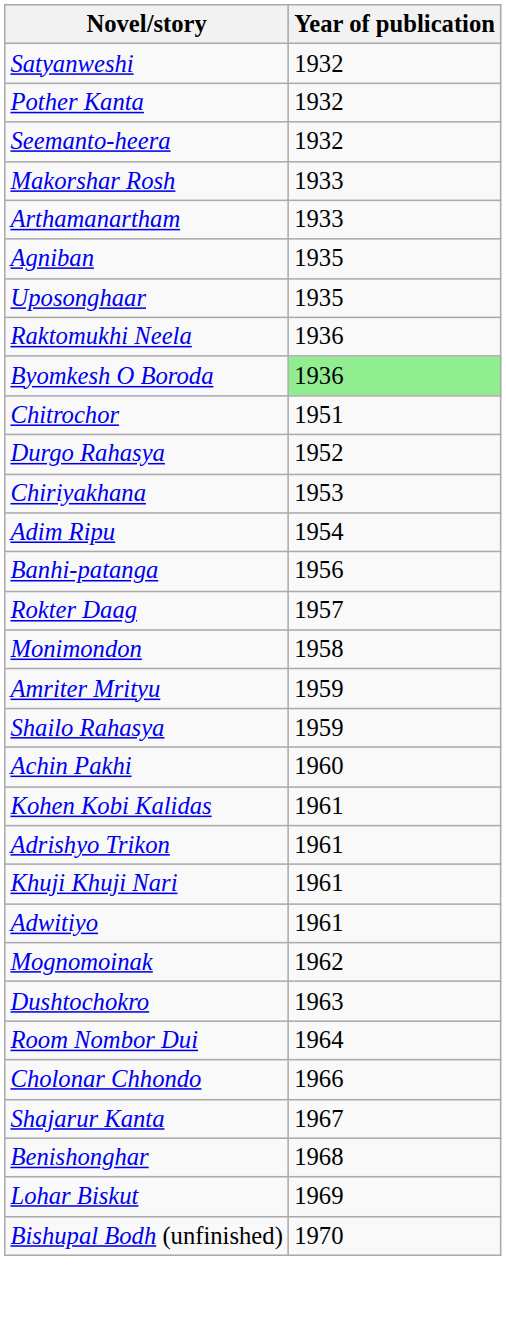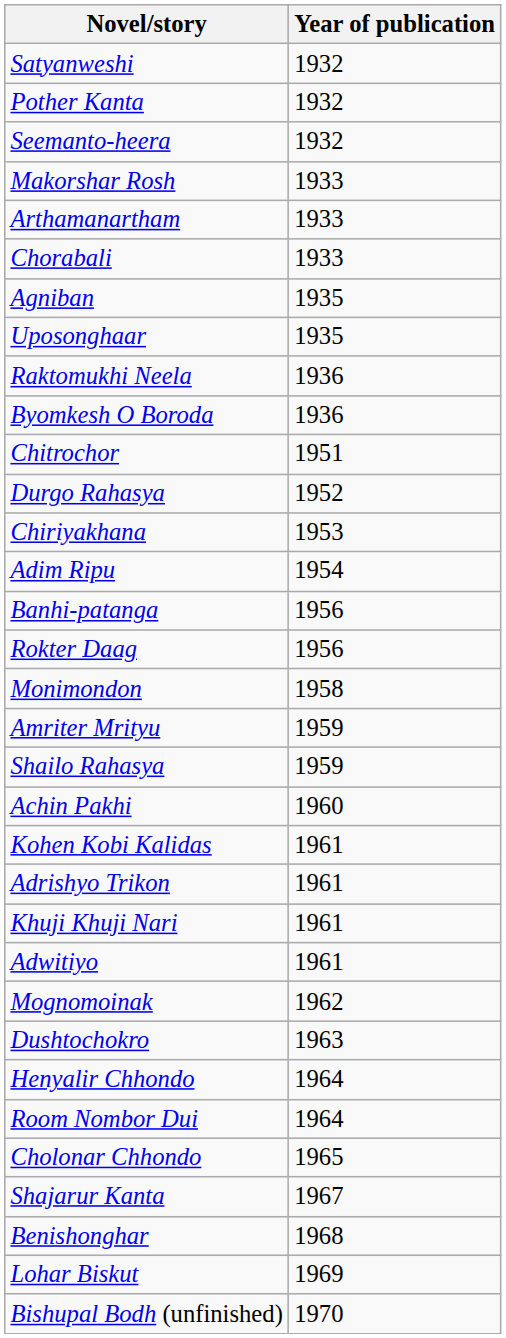+ row: (61, 258)
(319, 375) lightgreen background -> (319, 414) no background
(319, 610) 1957 -> (319, 649) 1956
+ row: (102, 1079)
(319, 1079) 1966 -> (319, 1157) 1965
